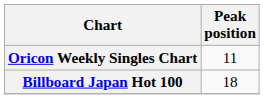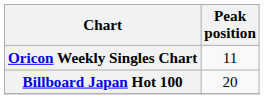(230, 81) 18 -> (230, 81) 20
